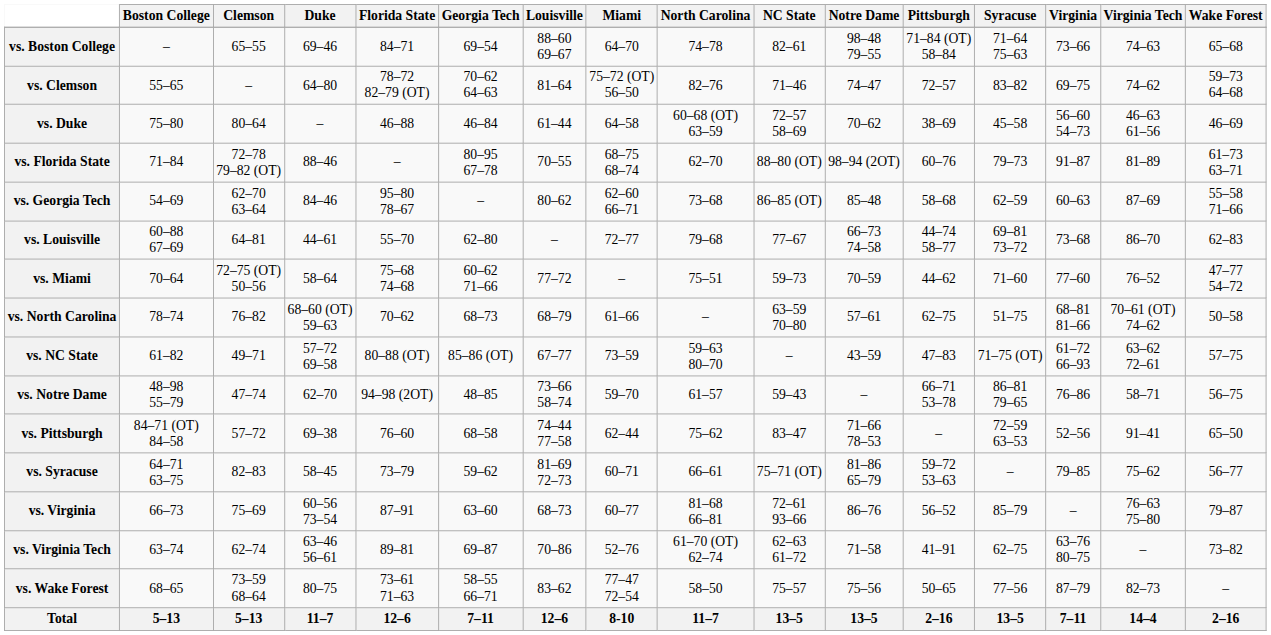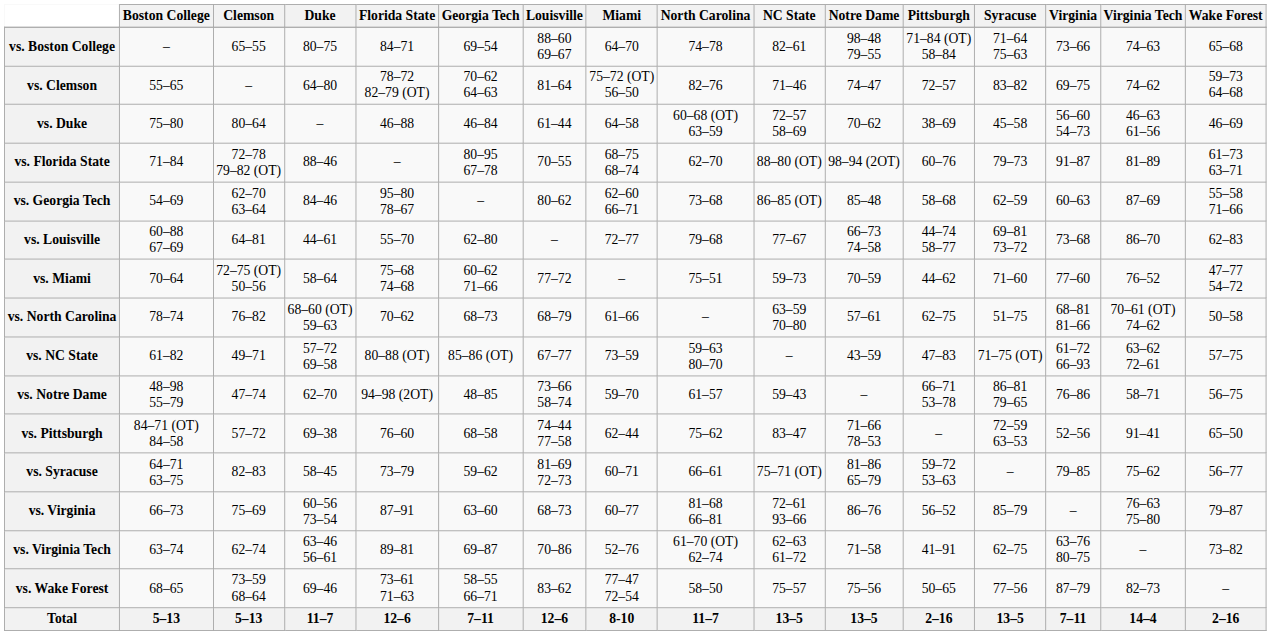(320, 46) 69–46 -> (320, 46) 80–75
(320, 588) 80–75 -> (320, 588) 69–46
